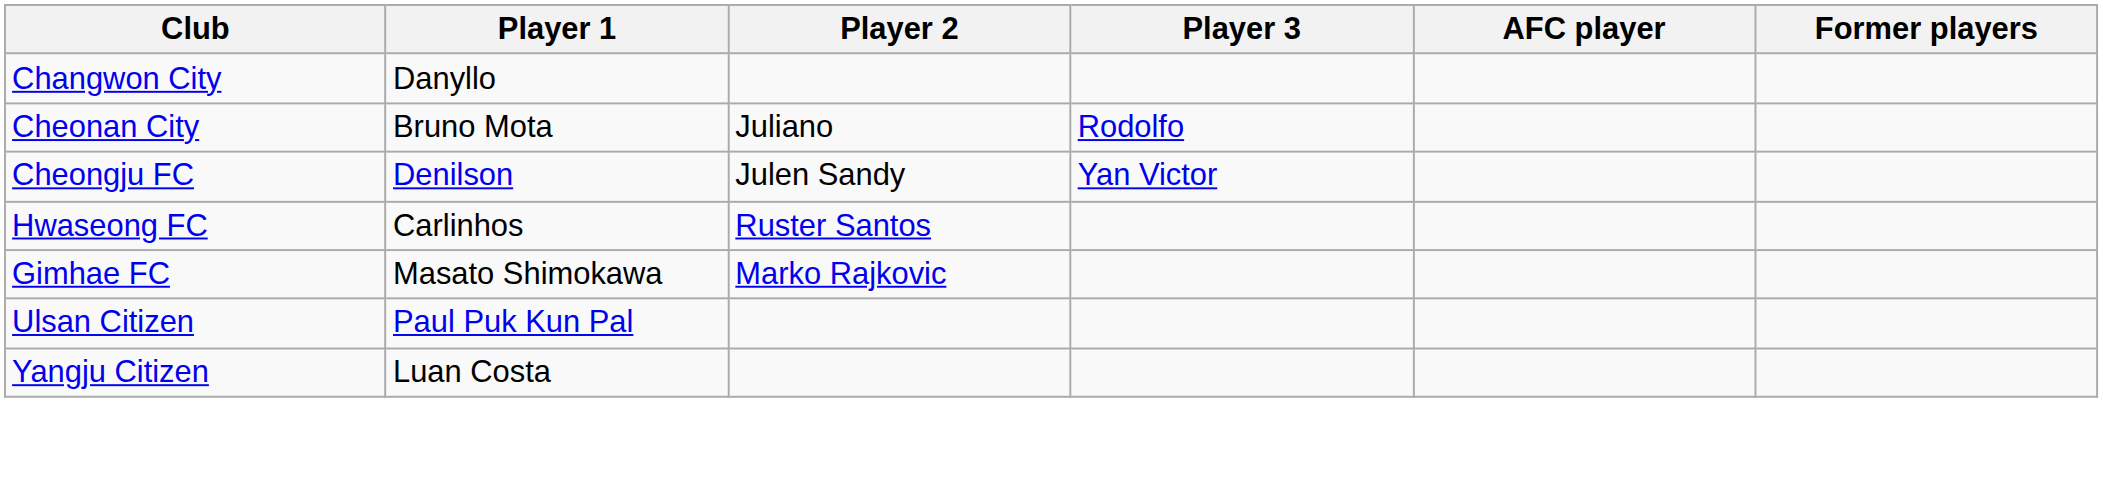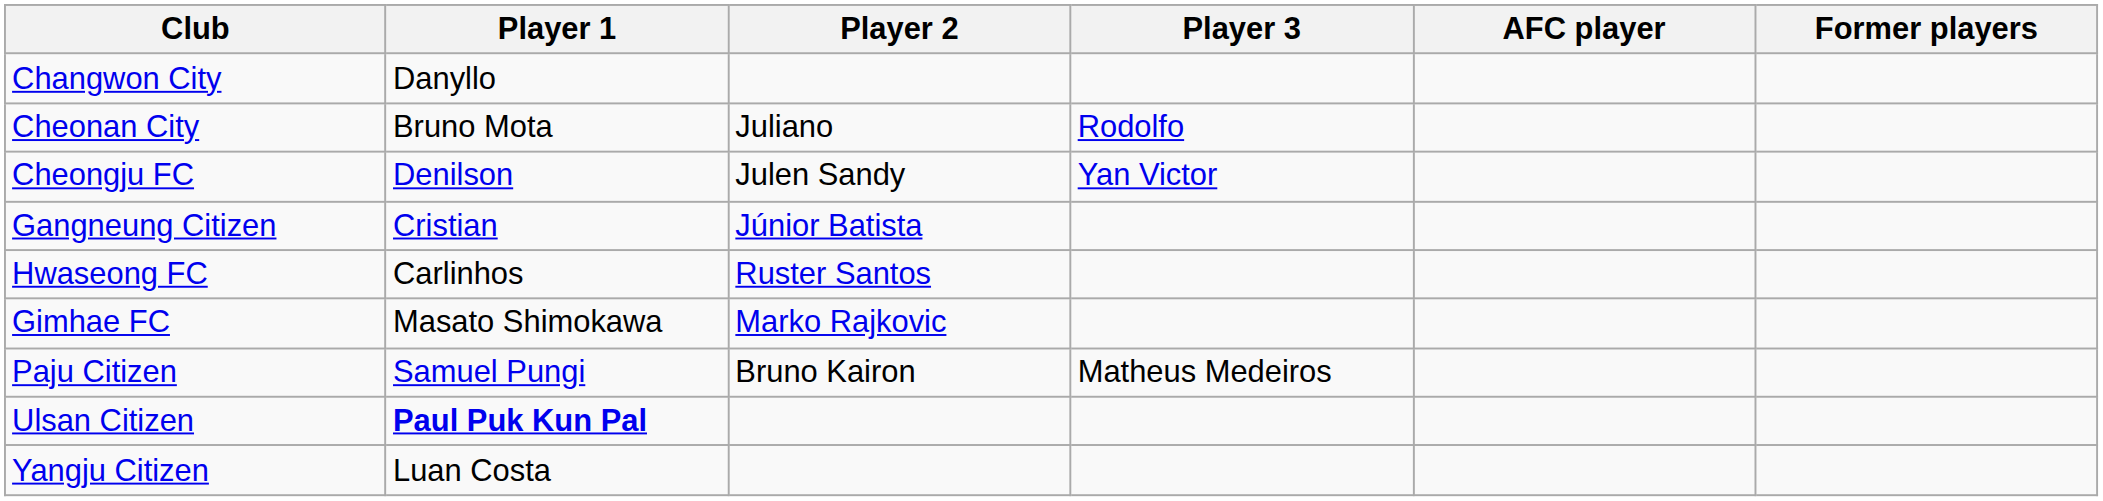+ row: (144, 224)
+ row: (94, 371)
(513, 322) normal -> (520, 420) bold
